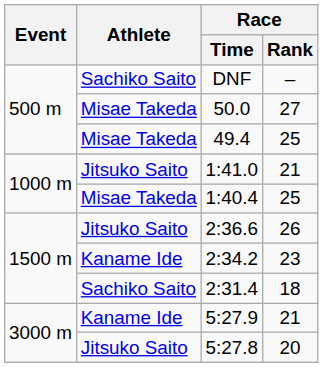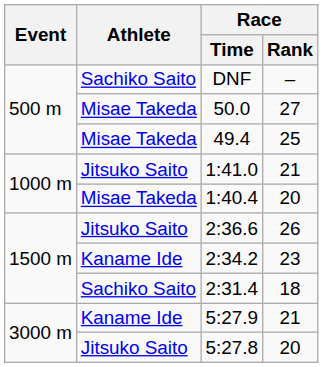(290, 199) 25 -> (290, 199) 20
